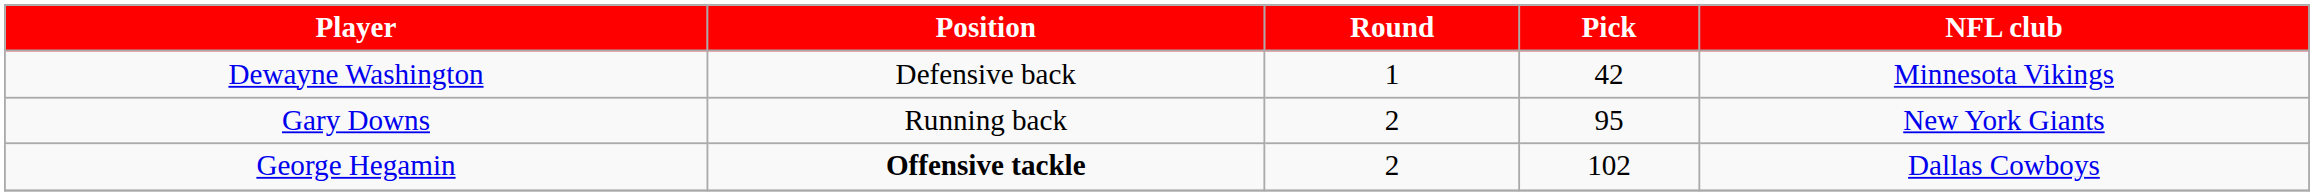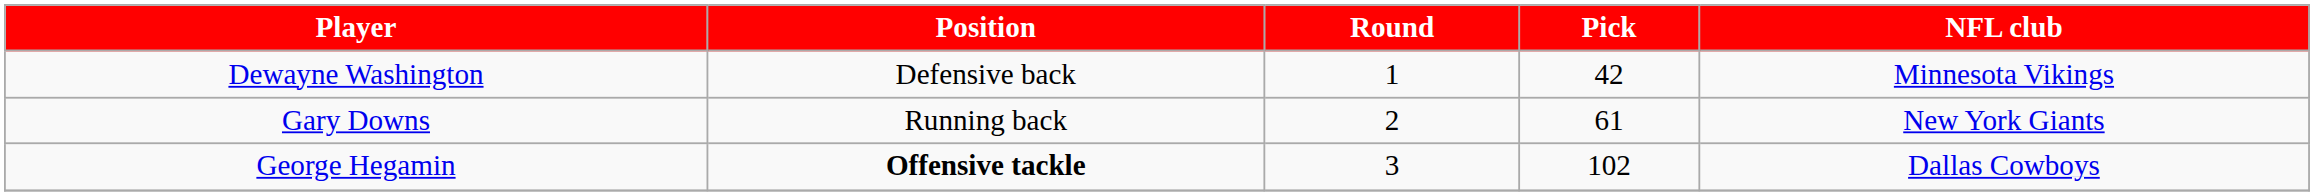(1609, 119) 95 -> (1609, 119) 61
(1392, 166) 2 -> (1392, 166) 3
